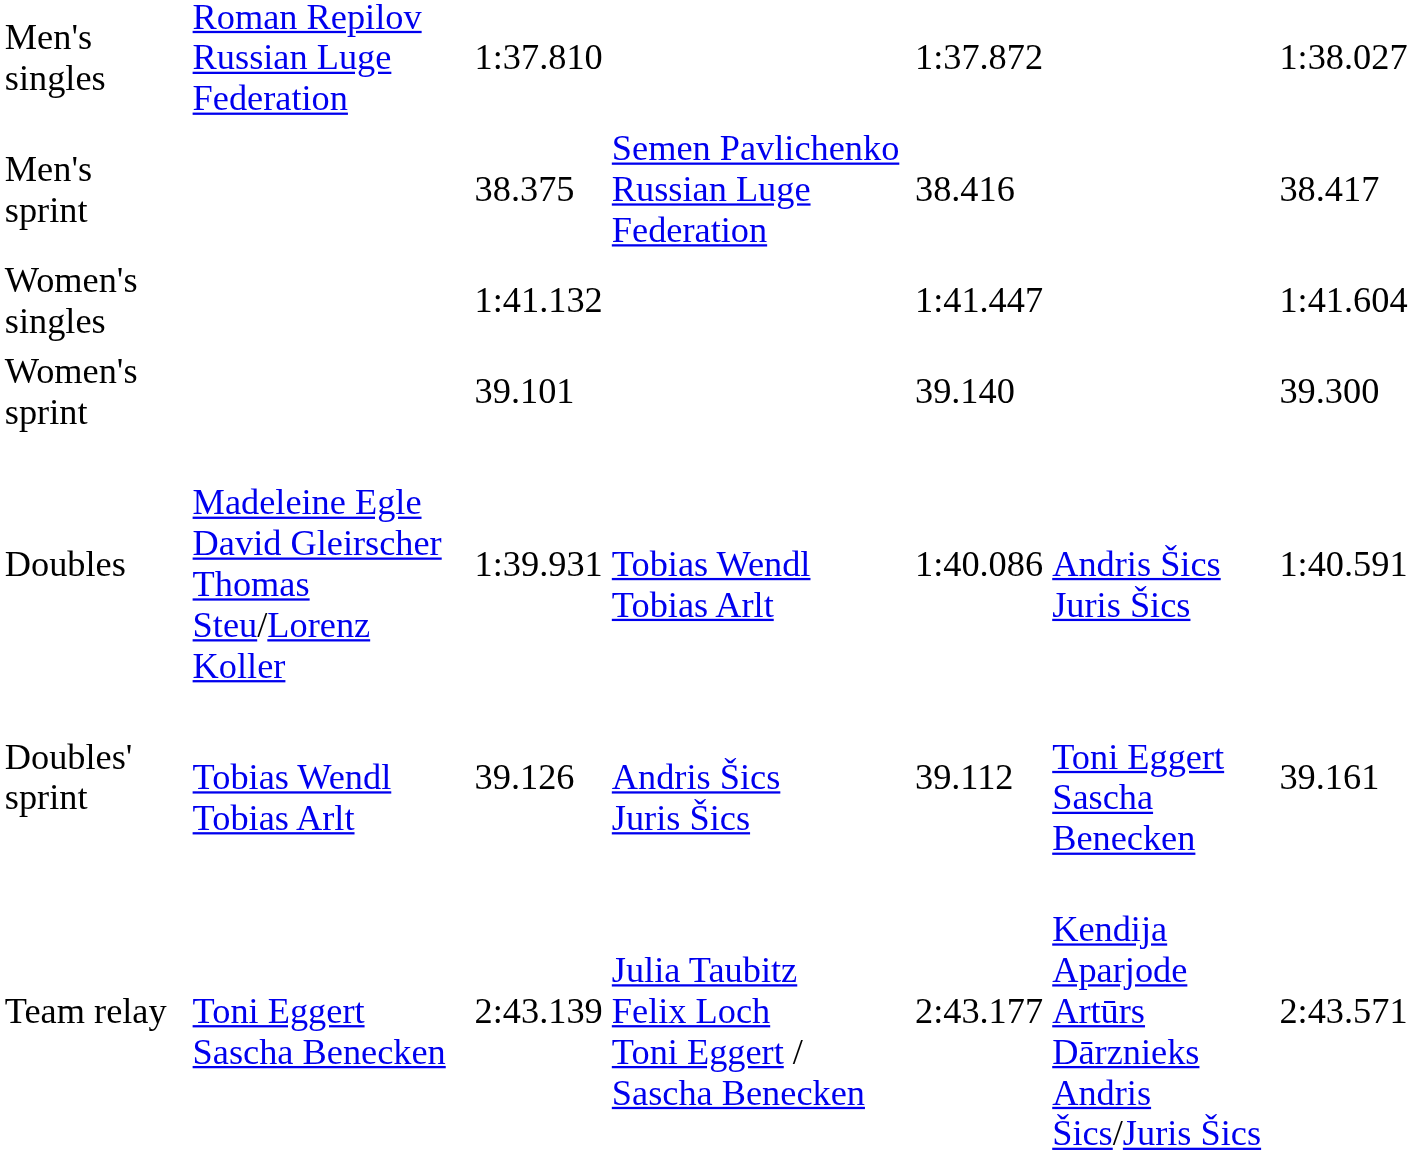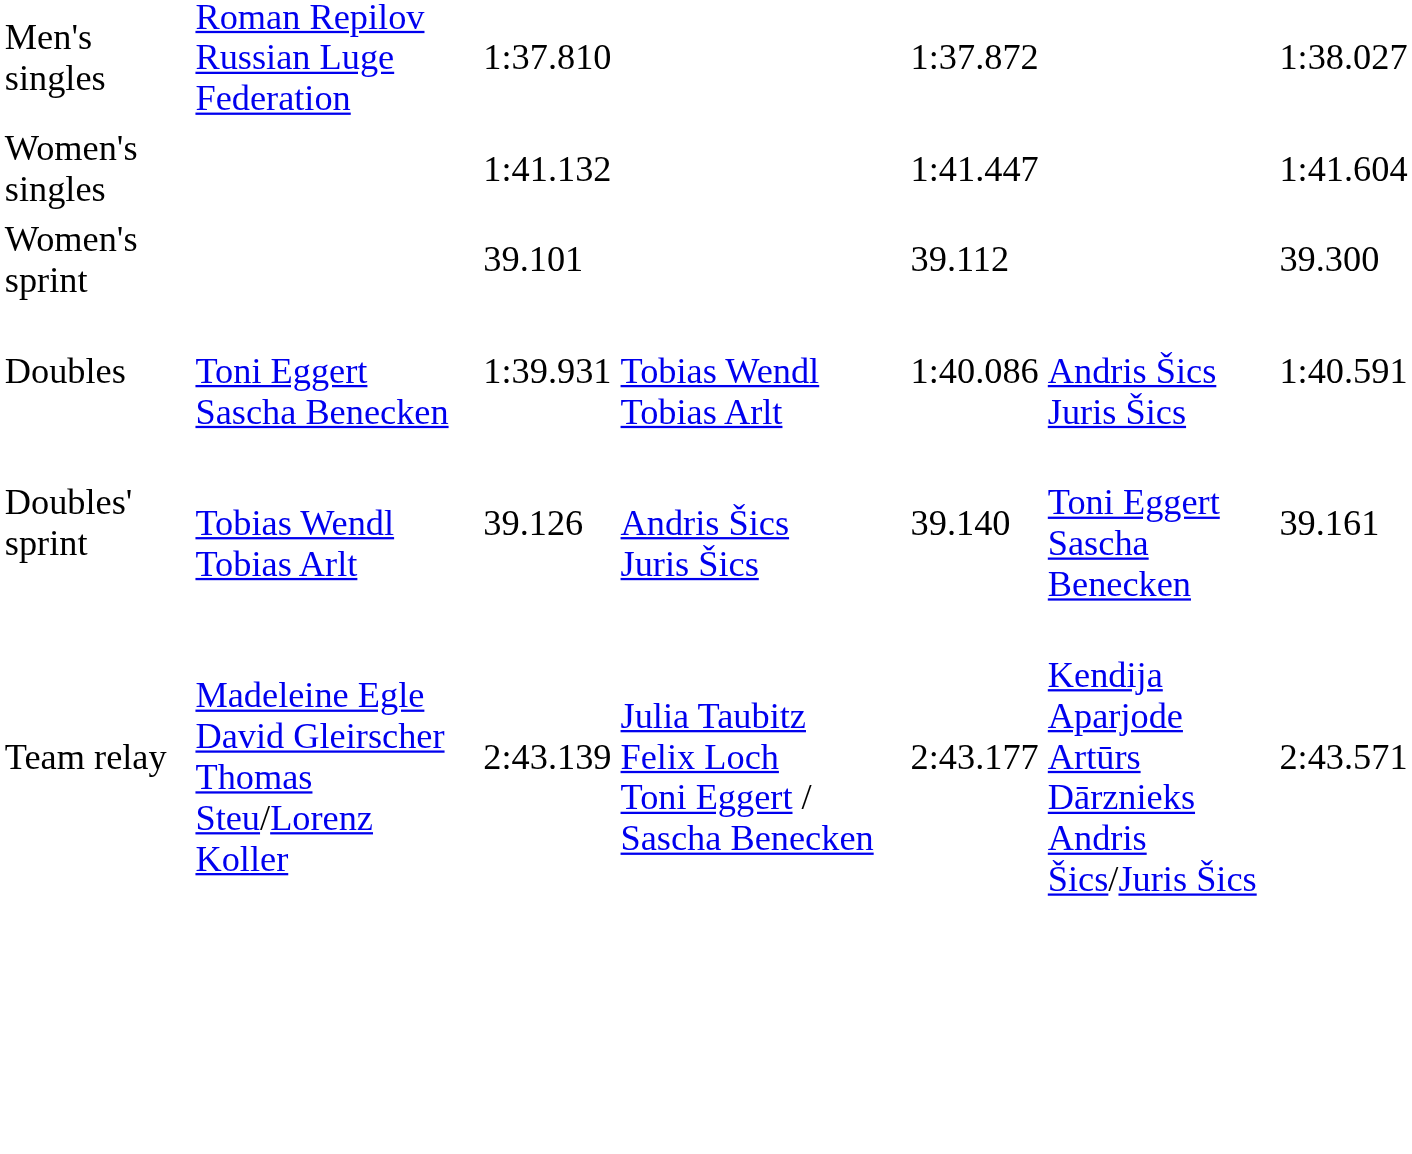- row: (48, 189)
(965, 391) 39.140 -> (960, 259) 39.112
(317, 584) Madeleine Egle David Gleirscher Thomas Steu/Lorenz Koller -> (322, 391) Toni Eggert Sascha Benecken
(964, 777) 39.112 -> (961, 522) 39.140
(319, 1031) Toni Eggert Sascha Benecken -> (320, 777) Madeleine Egle David Gleirscher Thomas Steu/Lorenz Koller
